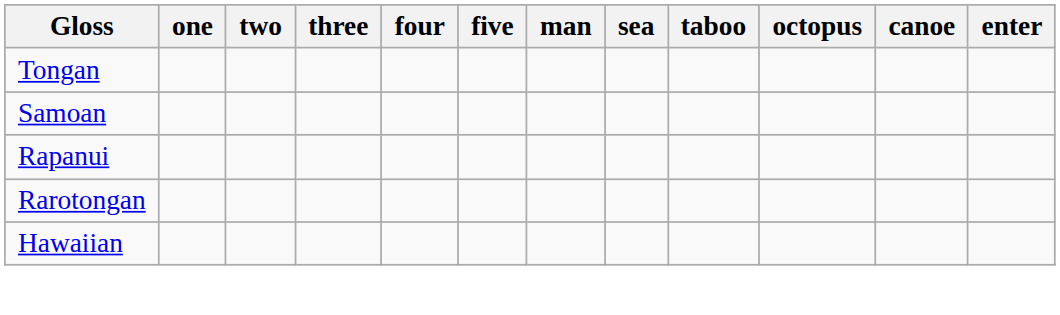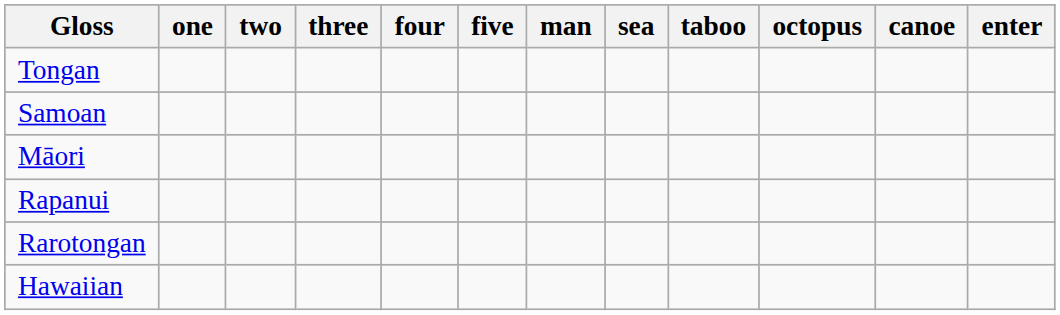+ row: (48, 156)
